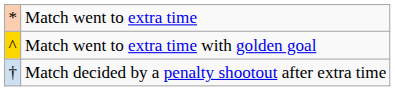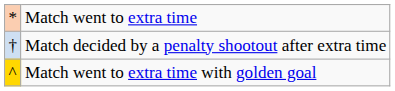rows swapped: (171, 45) <-> (206, 72)
